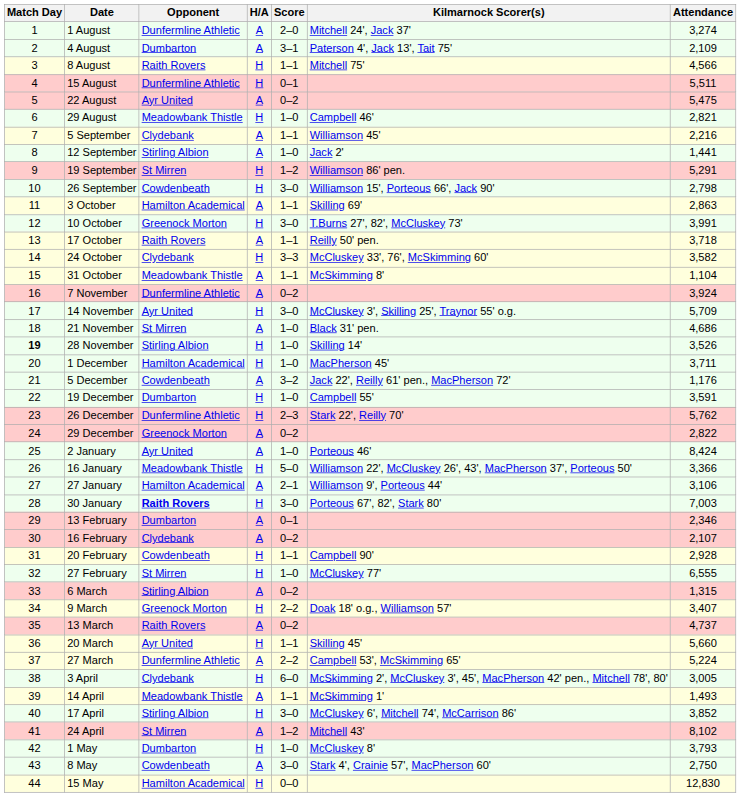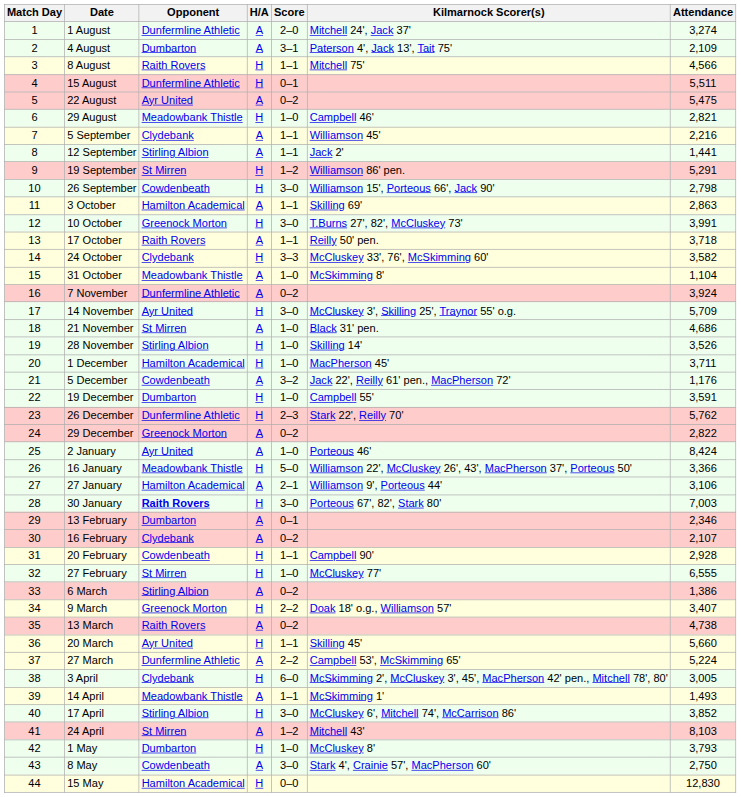(289, 153) 1–0 -> (289, 153) 1–1
(289, 275) 1–1 -> (289, 275) 1–0
(34, 345) bold -> (34, 345) normal
(703, 591) 1,315 -> (703, 591) 1,386
(703, 626) 4,737 -> (703, 626) 4,738
(703, 731) 8,102 -> (703, 731) 8,103
